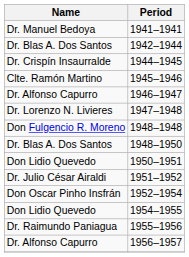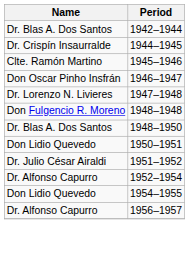- row: (156, 29)
(52, 95) Dr. Alfonso Capurro -> (64, 78) Don Oscar Pinho Insfrán
(64, 194) Don Oscar Pinho Insfrán -> (52, 177) Dr. Alfonso Capurro
- row: (156, 227)
